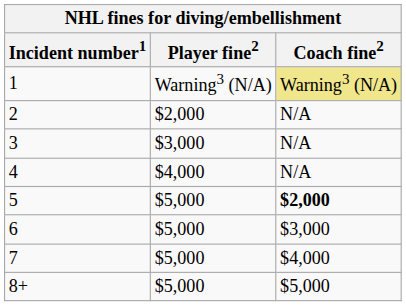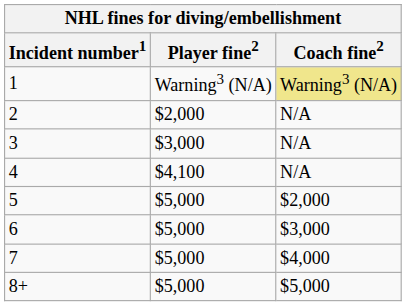(180, 171) $4,000 -> (180, 171) $4,100
(305, 200) bold -> (305, 200) normal
